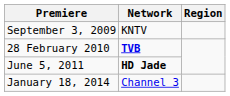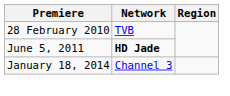- row: (62, 30)
(131, 48) bold -> (124, 30) normal
